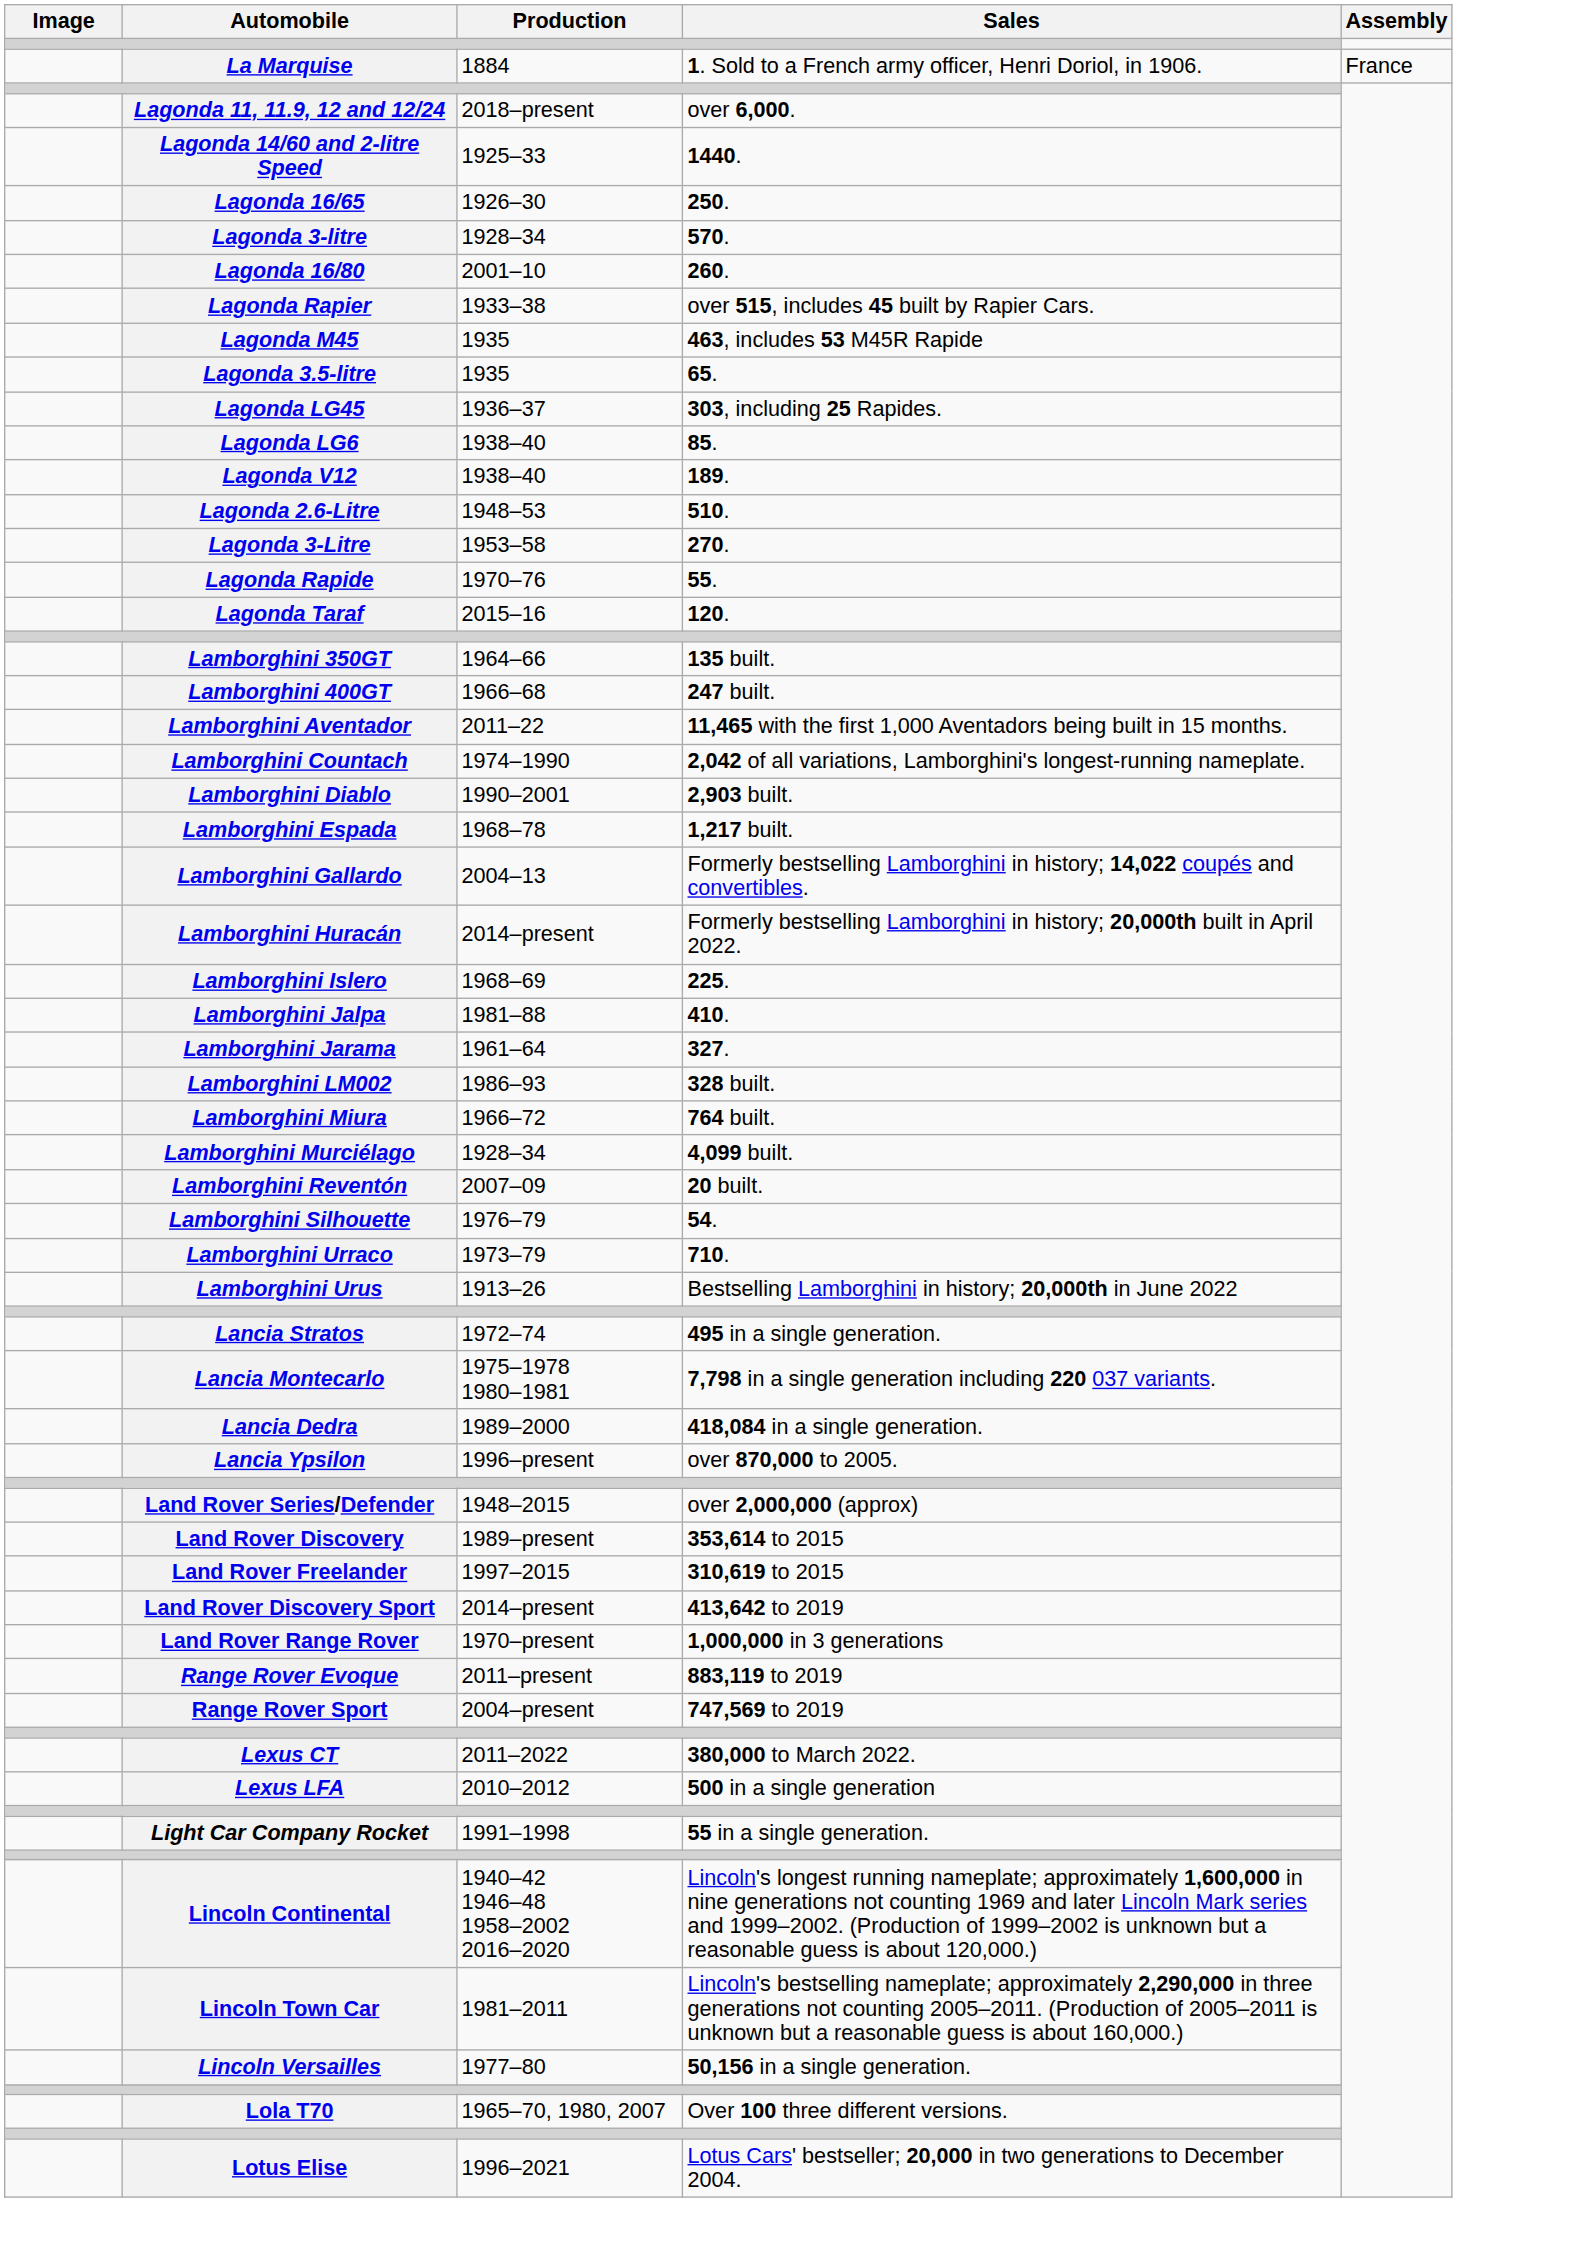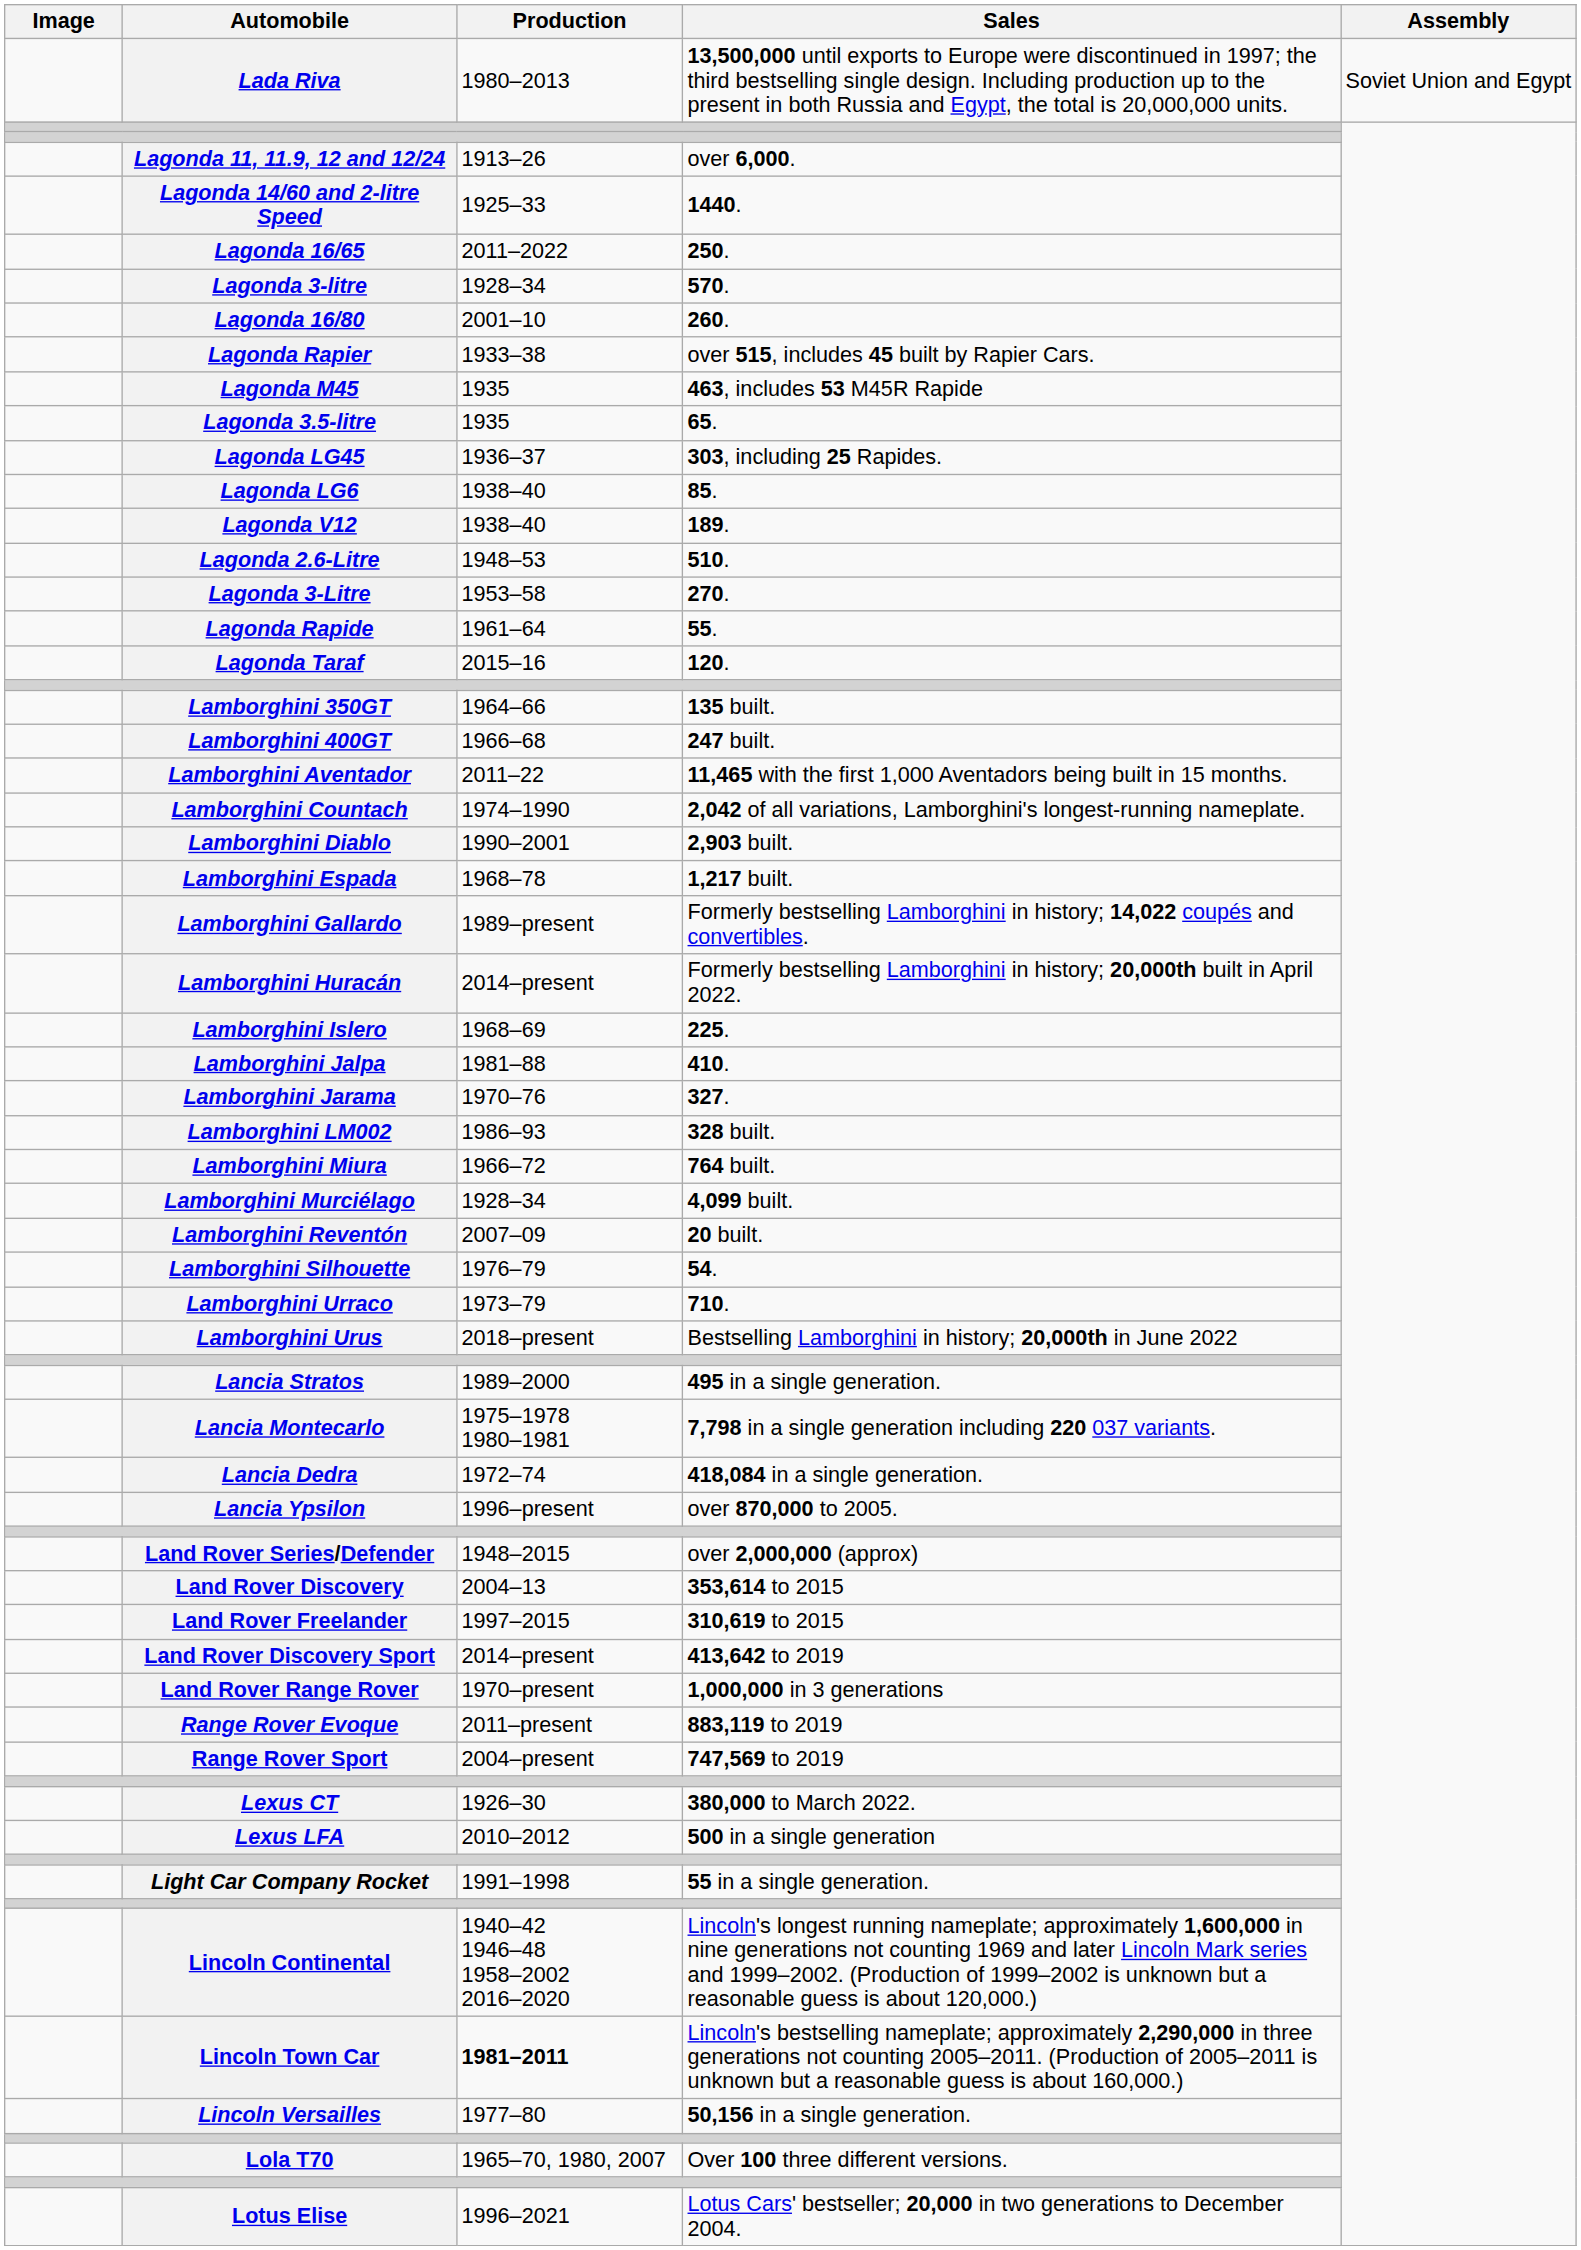+ row: (290, 80)
- row: (290, 65)
(528, 110) 2018–present -> (504, 158) 1913–26
(504, 202) 1926–30 -> (515, 251) 2011–2022
(504, 579) 1970–76 -> (504, 628) 1961–64
(504, 875) 2004–13 -> (528, 924) 1989–present
(504, 1049) 1961–64 -> (504, 1097) 1970–76
(504, 1289) 1913–26 -> (528, 1337) 2018–present
(504, 1333) 1972–74 -> (516, 1381) 1989–2000
(516, 1426) 1989–2000 -> (504, 1474) 1972–74
(528, 1538) 1989–present -> (504, 1587) 2004–13
(515, 1754) 2011–2022 -> (504, 1802) 1926–30
(515, 2008) normal -> (515, 2057) bold
